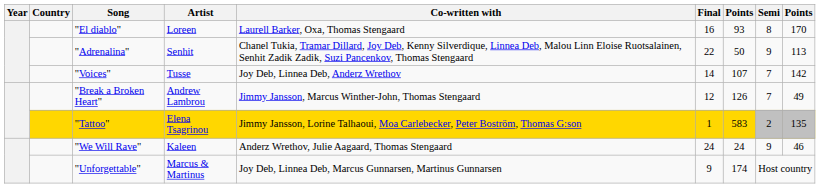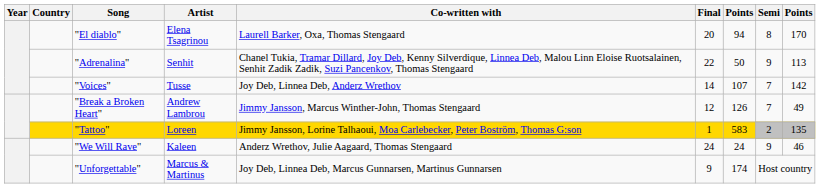(182, 29) Loreen -> (188, 35) Elena Tsagrinou
(709, 29) 16 -> (709, 35) 20
(739, 29) 93 -> (739, 35) 94
(188, 124) Elena Tsagrinou -> (182, 130) Loreen
